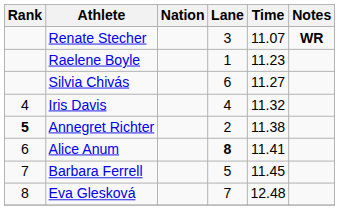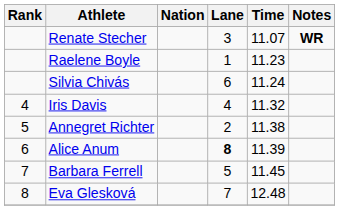(268, 82) 11.27 -> (268, 82) 11.24
(25, 127) bold -> (25, 127) normal
(268, 149) 11.41 -> (268, 149) 11.39
